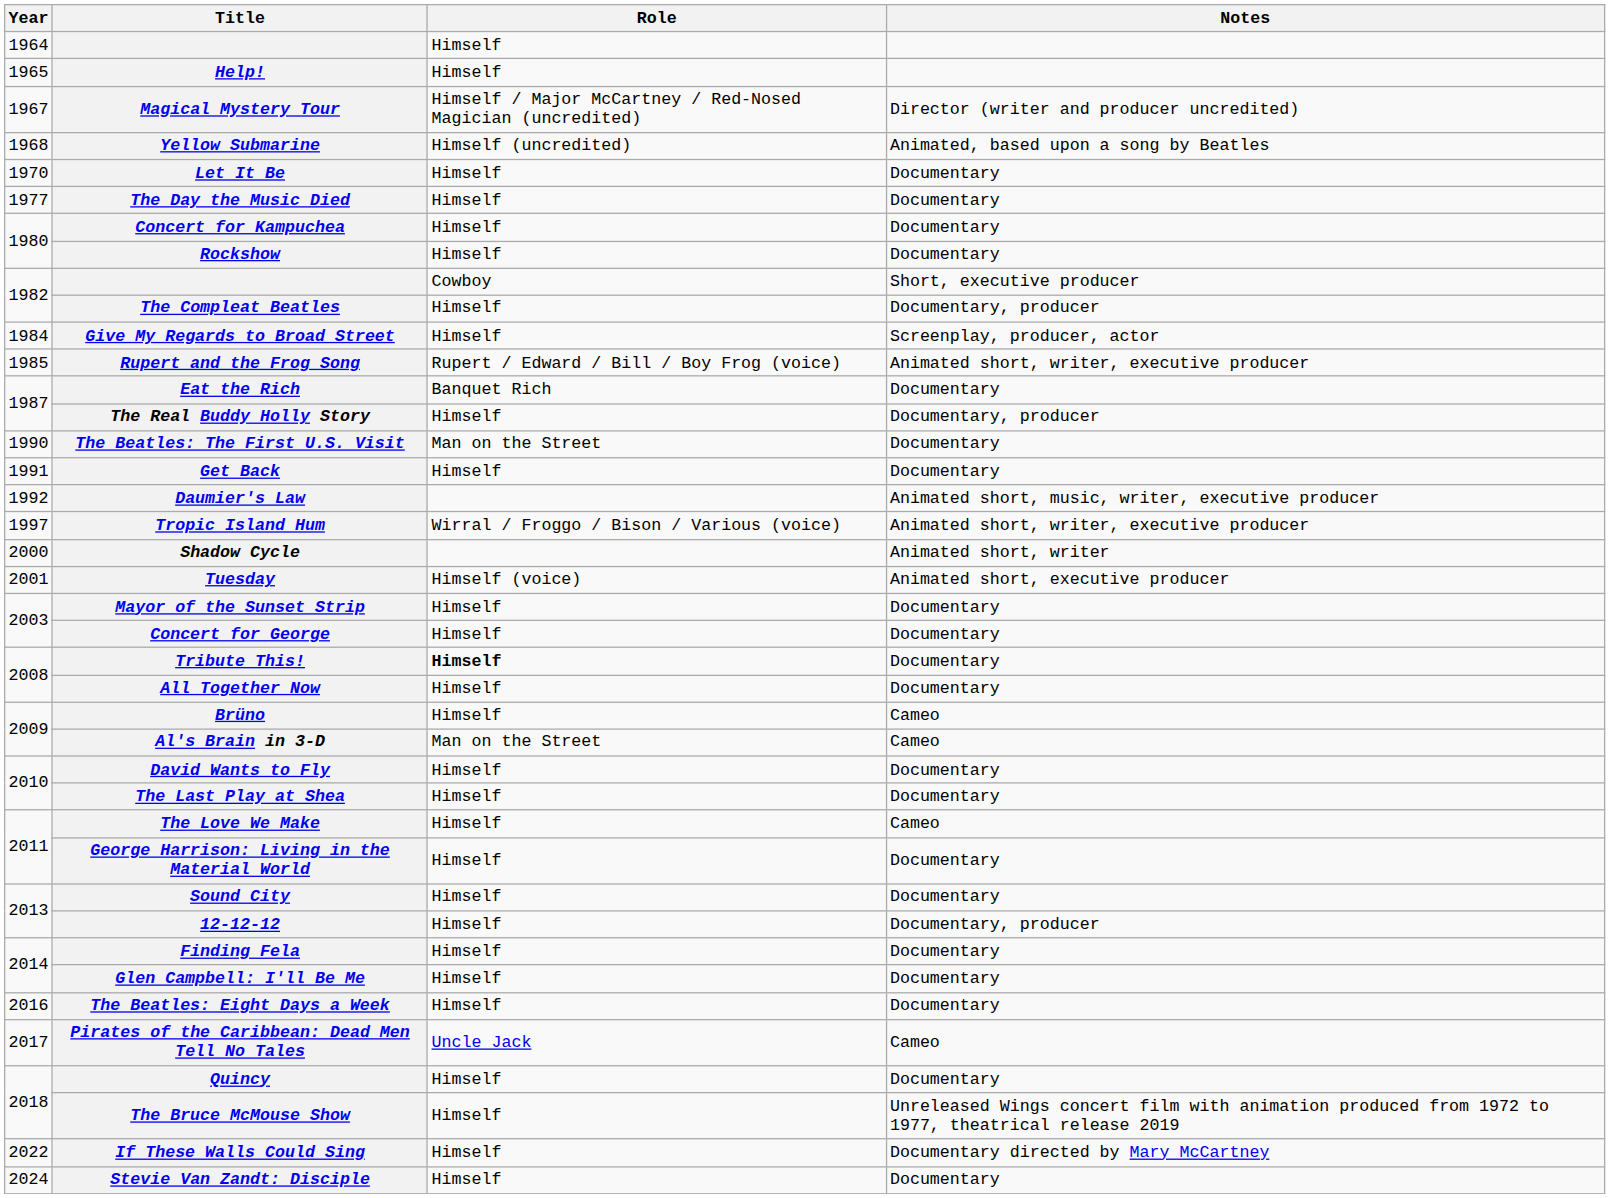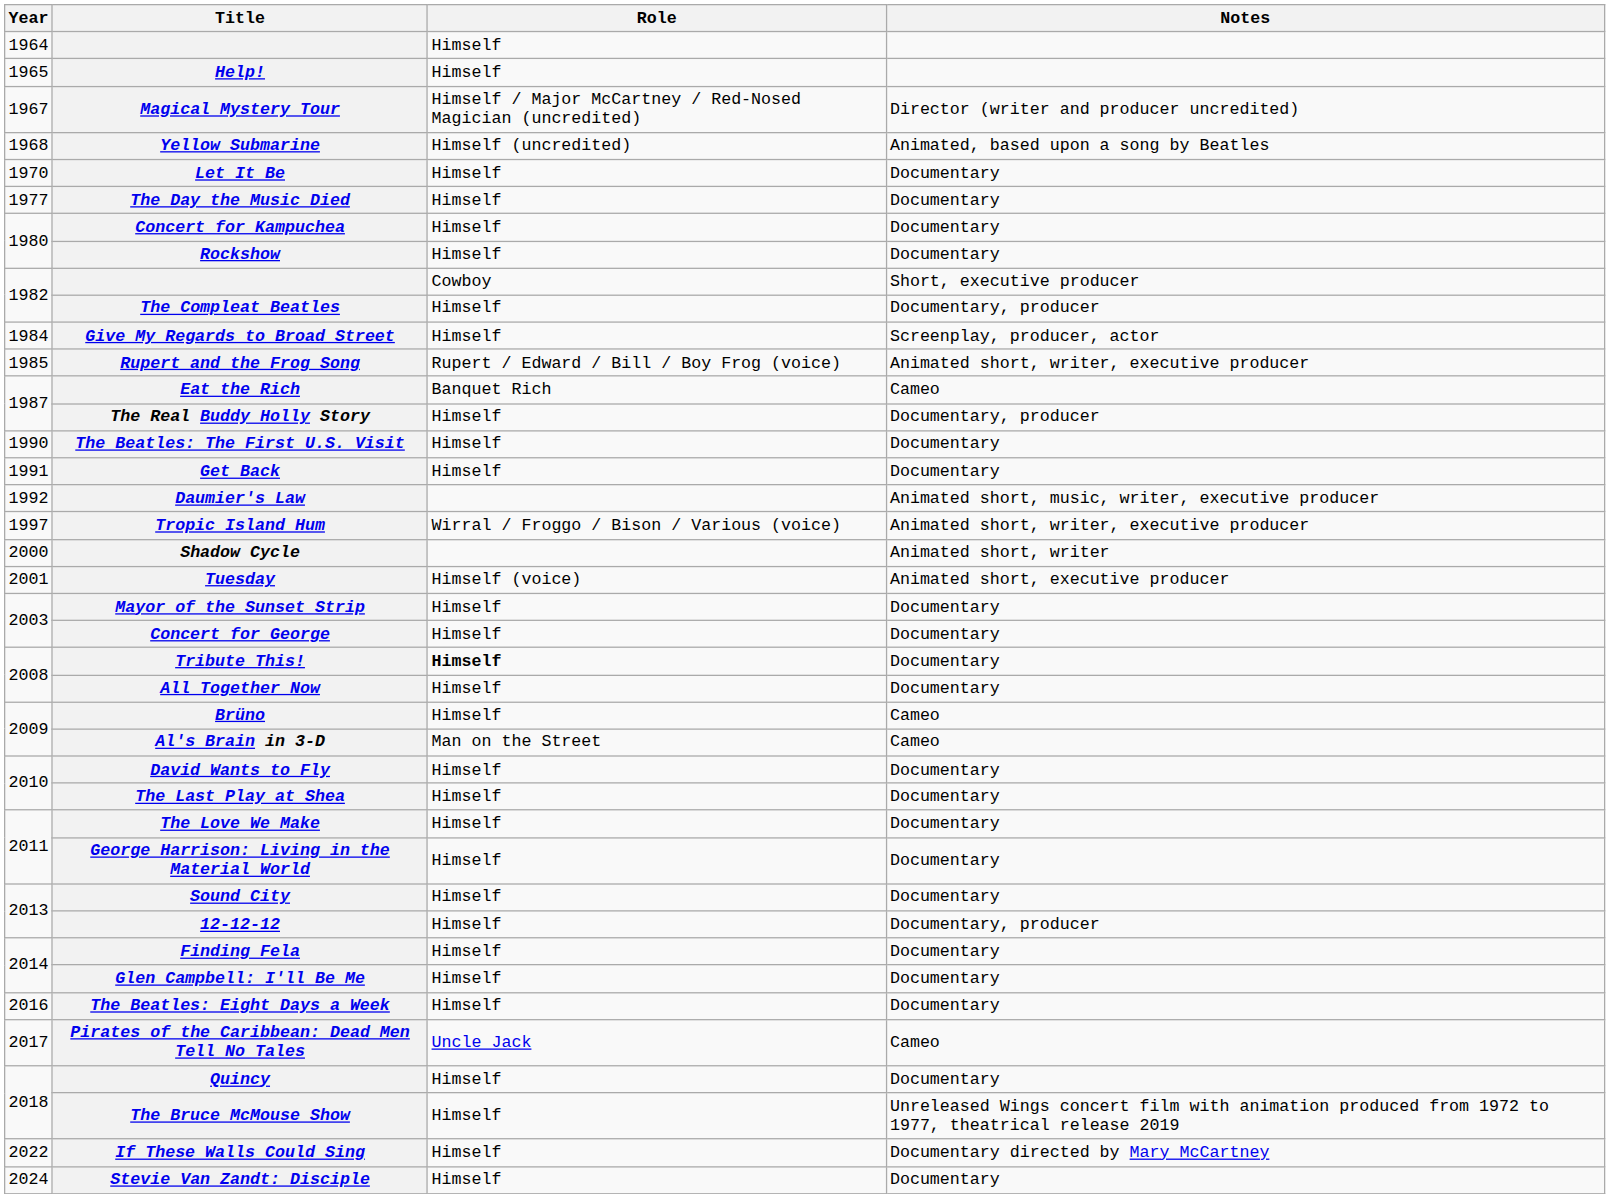(945, 390) Documentary -> (915, 390) Cameo
(516, 444) Man on the Street -> (467, 444) Himself
(915, 824) Cameo -> (945, 824) Documentary
